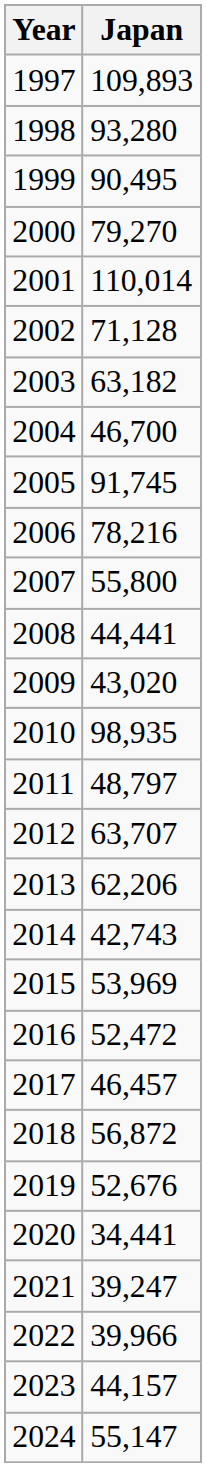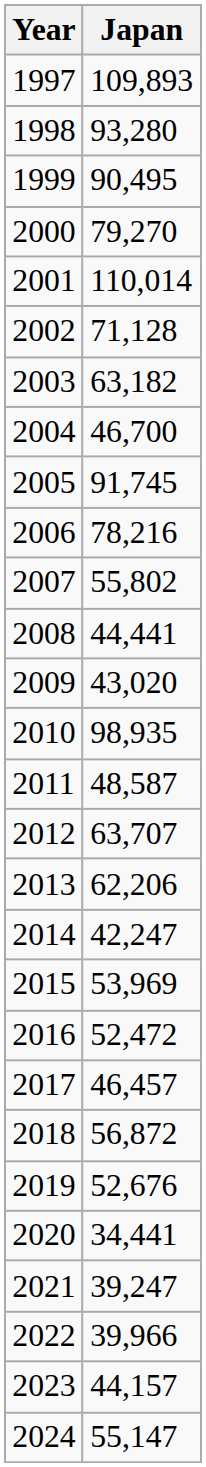(134, 582) 55,800 -> (134, 582) 55,802
(134, 783) 48,797 -> (134, 783) 48,587
(134, 933) 42,743 -> (134, 933) 42,247
